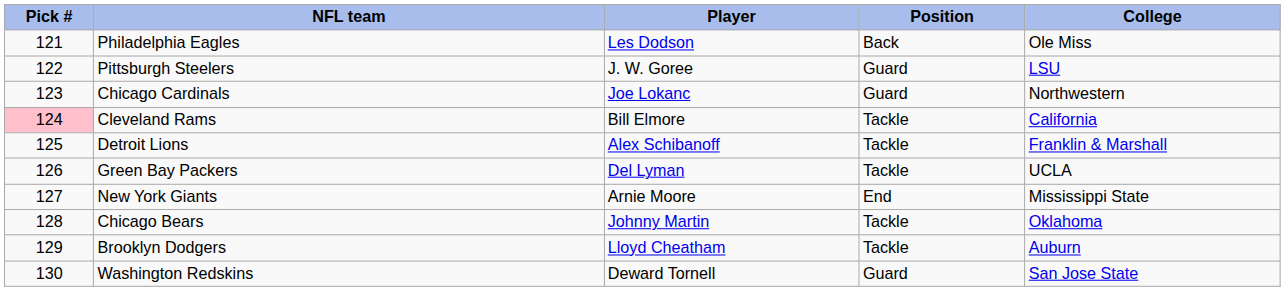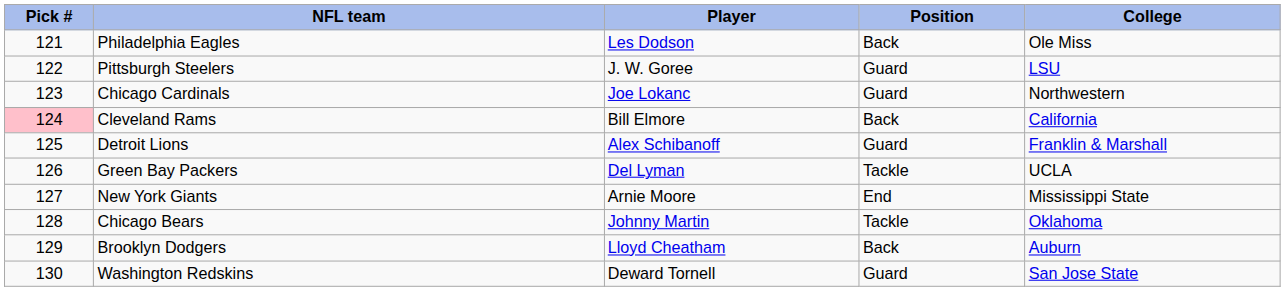(886, 119) Tackle -> (881, 119) Back
(886, 145) Tackle -> (885, 145) Guard
(886, 247) Tackle -> (881, 247) Back
